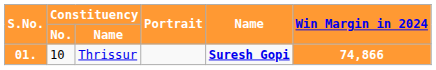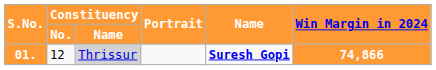(57, 54) 10 -> (57, 54) 12
(108, 54) no background -> (108, 54) lightgrey background
